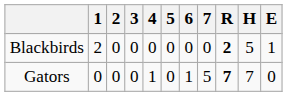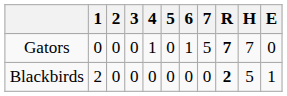rows swapped: (47, 76) <-> (47, 47)
